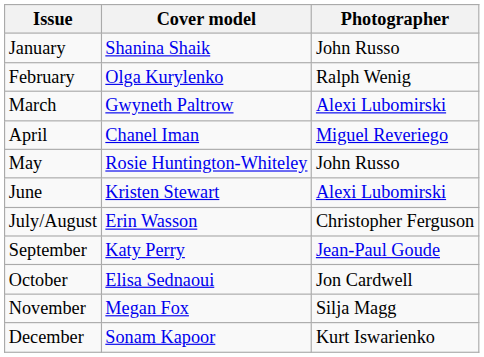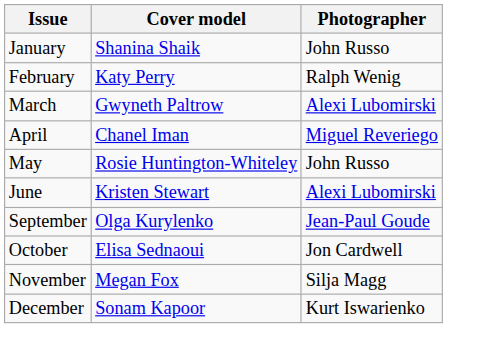(164, 76) Olga Kurylenko -> (135, 76) Katy Perry
- row: (53, 221)
(145, 250) Katy Perry -> (154, 221) Olga Kurylenko
